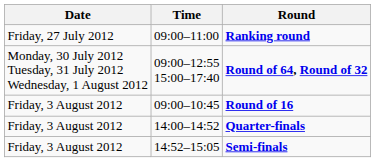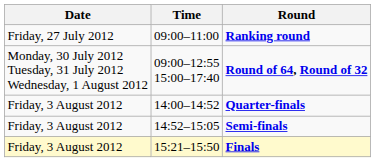- row: (259, 105)
+ row: (242, 146)
